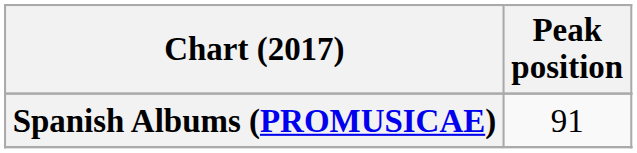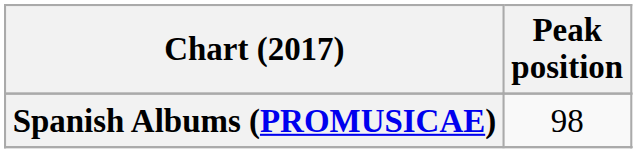(567, 119) 91 -> (567, 119) 98
